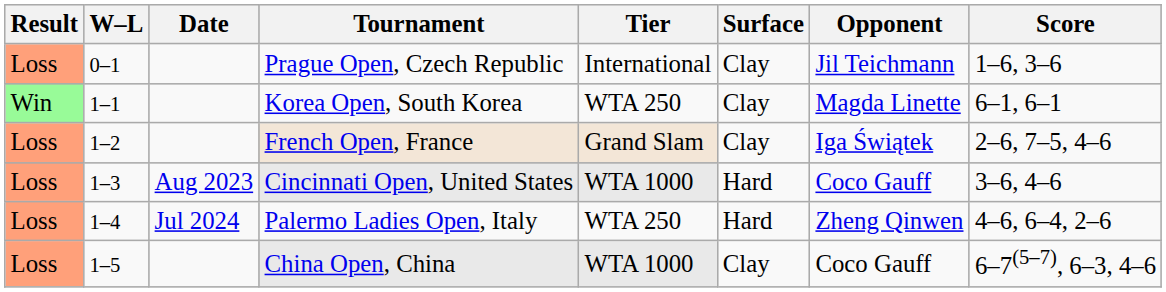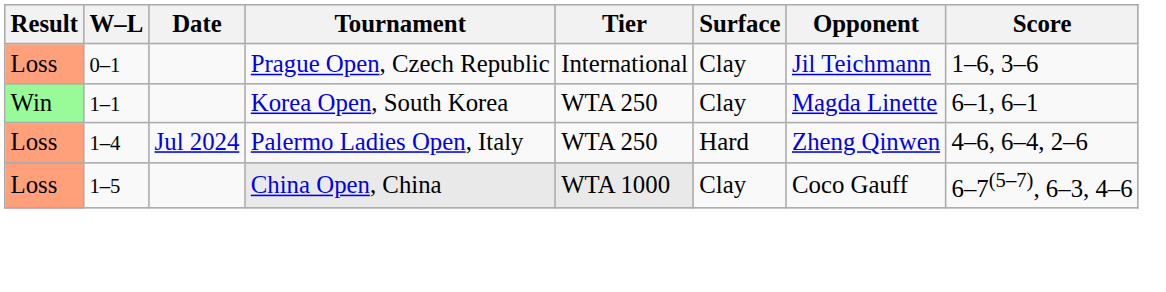- row: (369, 142)
- row: (419, 181)
